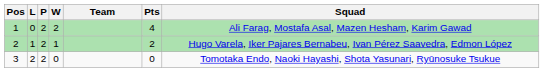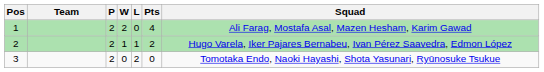columns swapped: (102, 12) <-> (32, 12)
